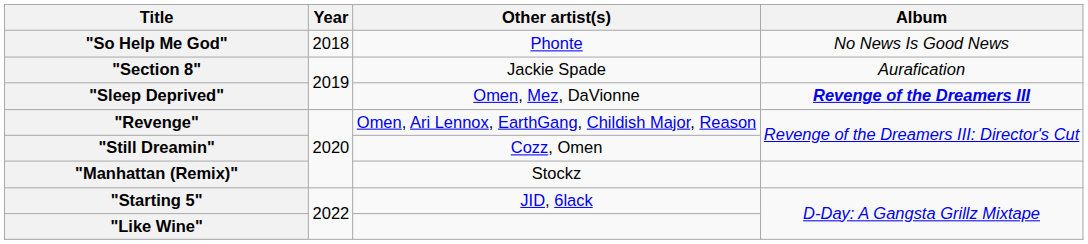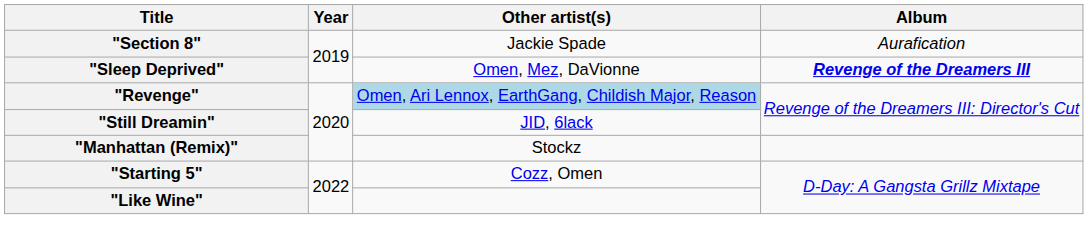- row: (157, 43)
(557, 122) no background -> (557, 95) lightblue background
(557, 148) Cozz, Omen -> (557, 122) JID, 6lack
(557, 200) JID, 6lack -> (557, 174) Cozz, Omen
